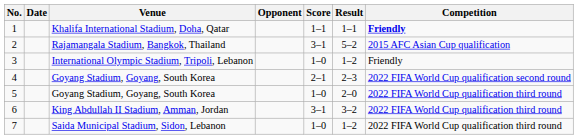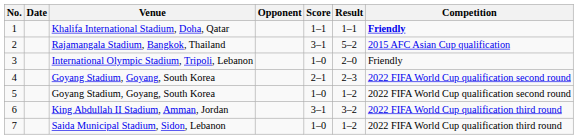(349, 61) 1–2 -> (349, 61) 2–0
(349, 93) 2–0 -> (349, 93) 1–2
(465, 93) 2022 FIFA World Cup qualification third round -> (469, 93) 2022 FIFA World Cup qualification second round
